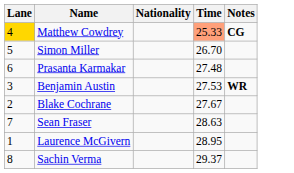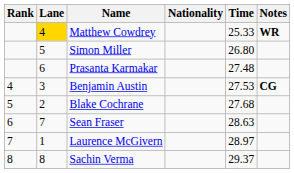+ column: (20, 13)
(209, 31) lightsalmon background -> (241, 31) no background
(236, 31) CG -> (269, 31) WR
(209, 50) 26.70 -> (241, 50) 26.80
(237, 86) WR -> (268, 86) CG
(209, 104) 27.67 -> (241, 104) 27.68
(209, 141) 28.95 -> (241, 141) 28.97
